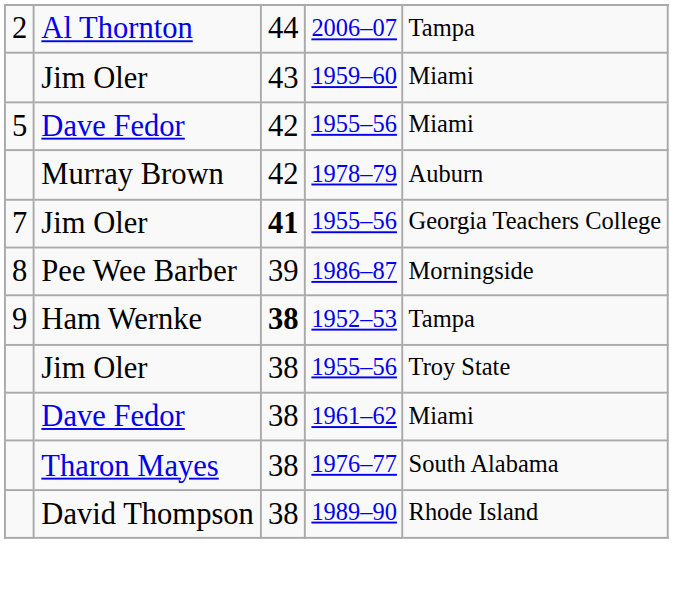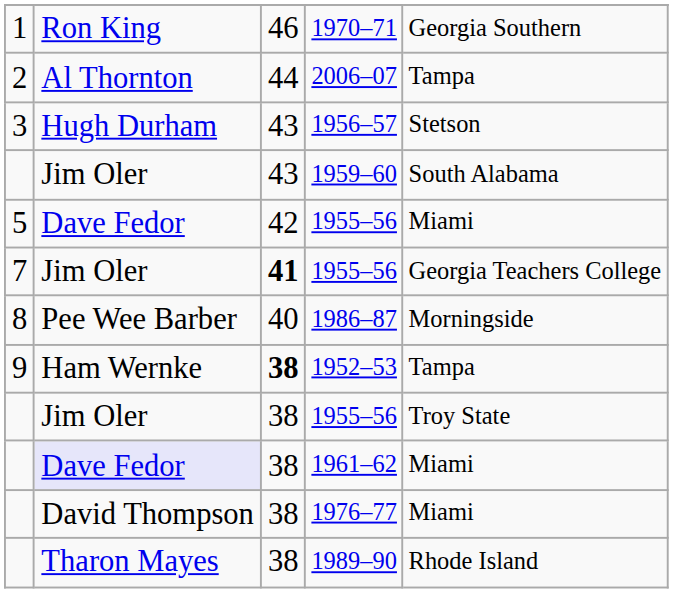+ row: (20, 28)
+ row: (20, 125)
(441, 77) Miami -> (484, 174) South Alabama
- row: (20, 175)
(283, 271) 39 -> (283, 319) 40
(113, 416) no background -> (113, 464) lavender background
(130, 464) Tharon Mayes -> (148, 513) David Thompson
(484, 464) South Alabama -> (441, 513) Miami
(148, 513) David Thompson -> (130, 561) Tharon Mayes
